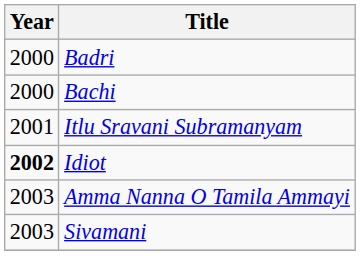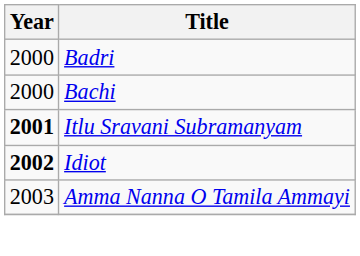(32, 127) normal -> (32, 127) bold
- row: (105, 232)
